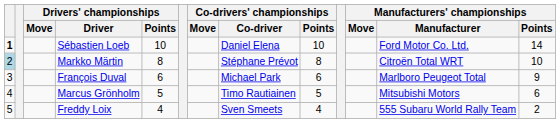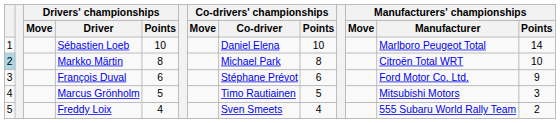(10, 45) bold -> (10, 45) normal
(424, 45) Ford Motor Co. Ltd. -> (433, 45) Marlboro Peugeot Total
(259, 61) Stéphane Prévot -> (251, 61) Michael Park
(251, 77) Michael Park -> (259, 77) Stéphane Prévot
(433, 77) Marlboro Peugeot Total -> (424, 77) Ford Motor Co. Ltd.
(537, 94) 6 -> (537, 94) 3
